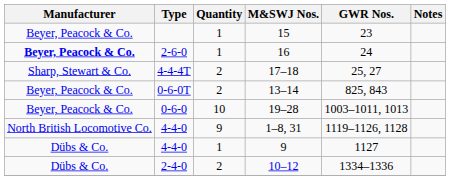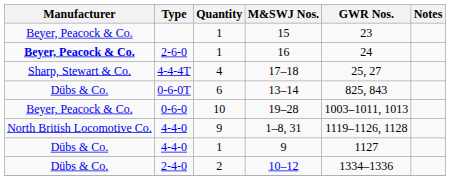(219, 71) 2 -> (219, 71) 4
(79, 90) Beyer, Peacock & Co. -> (79, 90) Dübs & Co.
(219, 90) 2 -> (219, 90) 6
